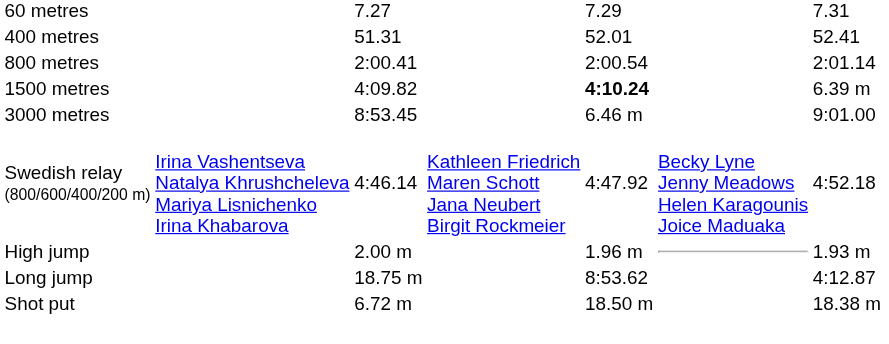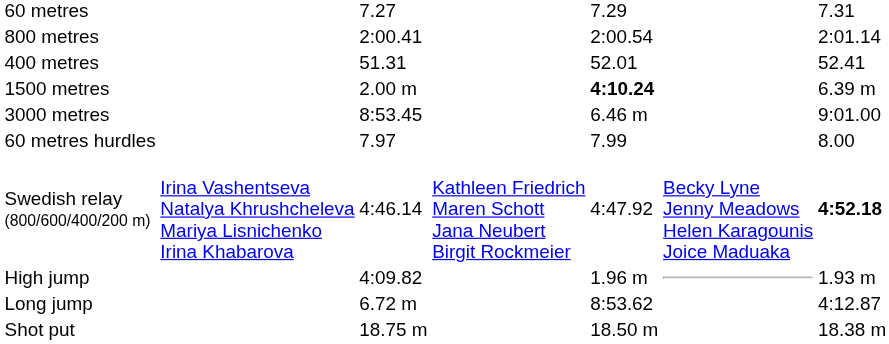rows swapped: (52, 37) <-> (52, 62)
(386, 88) 4:09.82 -> (388, 88) 2.00 m
+ row: (80, 140)
(844, 183) normal -> (850, 209) bold
(383, 251) 2.00 m -> (391, 277) 4:09.82
(388, 277) 18.75 m -> (388, 303) 6.72 m
(383, 303) 6.72 m -> (393, 329) 18.75 m
